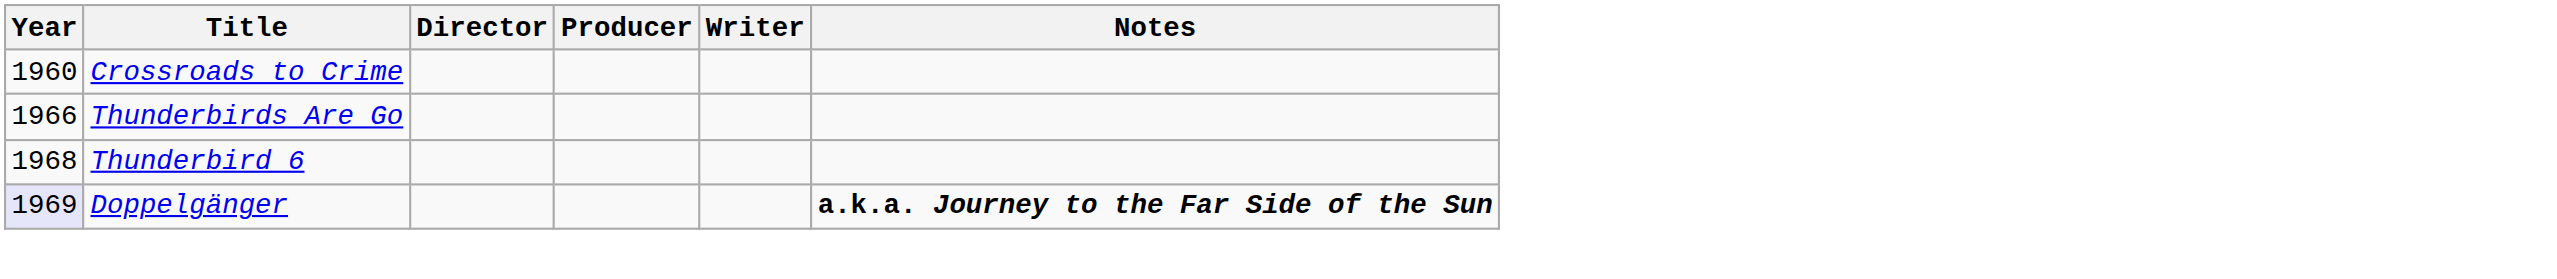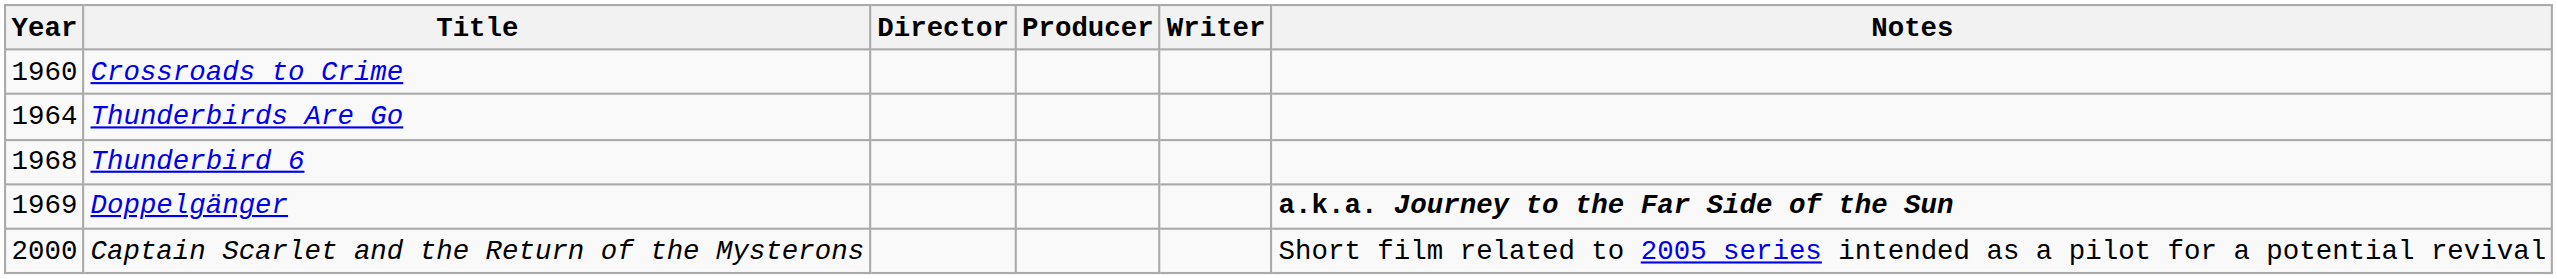(45, 117) 1966 -> (45, 117) 1964
(45, 206) lavender background -> (45, 206) no background
+ row: (477, 251)
